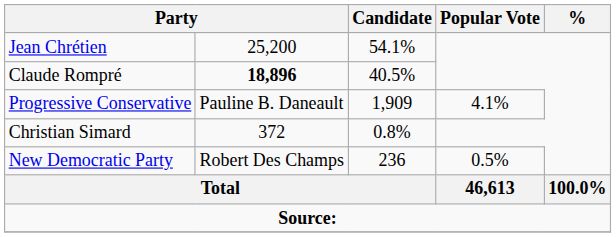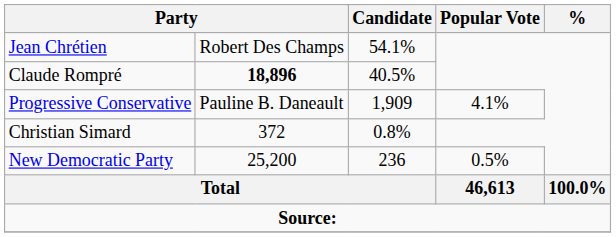(272, 47) 25,200 -> (272, 47) Robert Des Champs
(272, 160) Robert Des Champs -> (272, 160) 25,200
